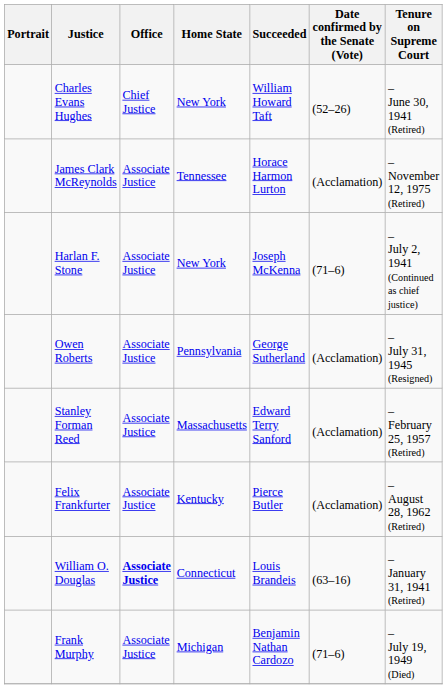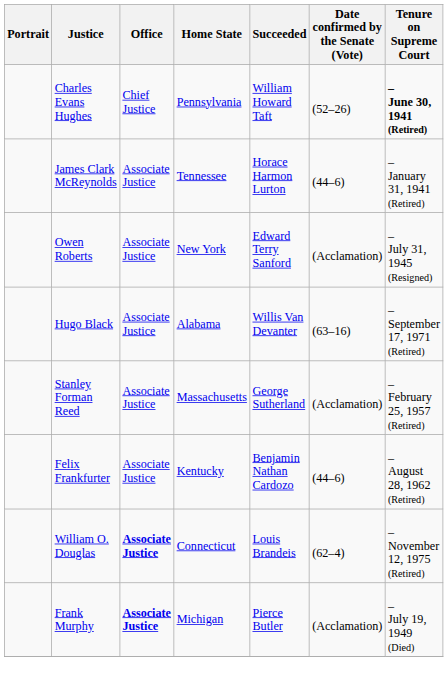(201, 101) New York -> (209, 101) Pennsylvania
(408, 108) normal -> (410, 108) bold
(347, 182) (Acclamation) -> (328, 182) (44–6)
(414, 182) – November 12, 1975 (Retired) -> (409, 182) – January 31, 1941 (Retired)
- row: (77, 263)
(209, 351) Pennsylvania -> (201, 249) New York
(279, 351) George Sutherland -> (272, 249) Edward Terry Sanford
+ row: (84, 323)
(272, 425) Edward Terry Sanford -> (279, 397) George Sutherland
(268, 499) Pierce Butler -> (276, 471) Benjamin Nathan Cardozo
(347, 506) (Acclamation) -> (328, 478) (44–6)
(331, 580) (63–16) -> (328, 552) (62–4)
(409, 580) – January 31, 1941 (Retired) -> (414, 552) – November 12, 1975 (Retired)
(146, 647) normal -> (147, 619) bold
(276, 647) Benjamin Nathan Cardozo -> (268, 619) Pierce Butler
(328, 654) (71–6) -> (347, 626) (Acclamation)
